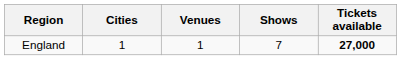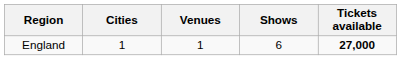(279, 45) 7 -> (279, 45) 6
